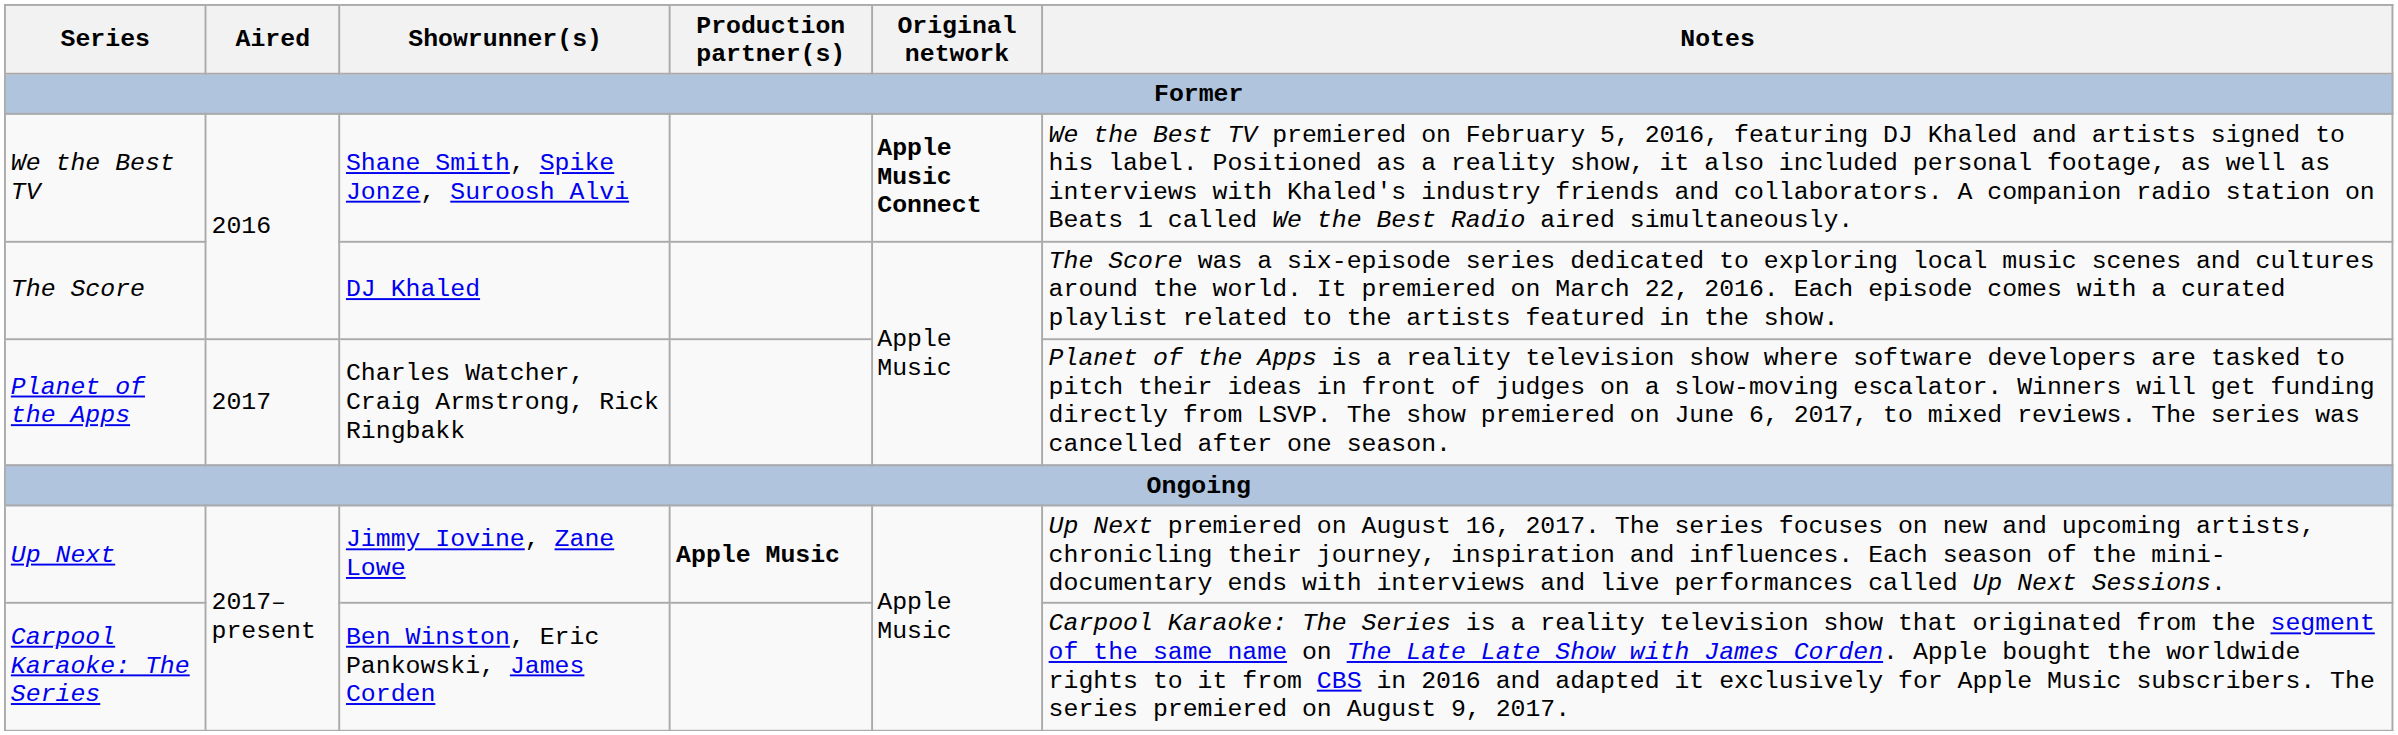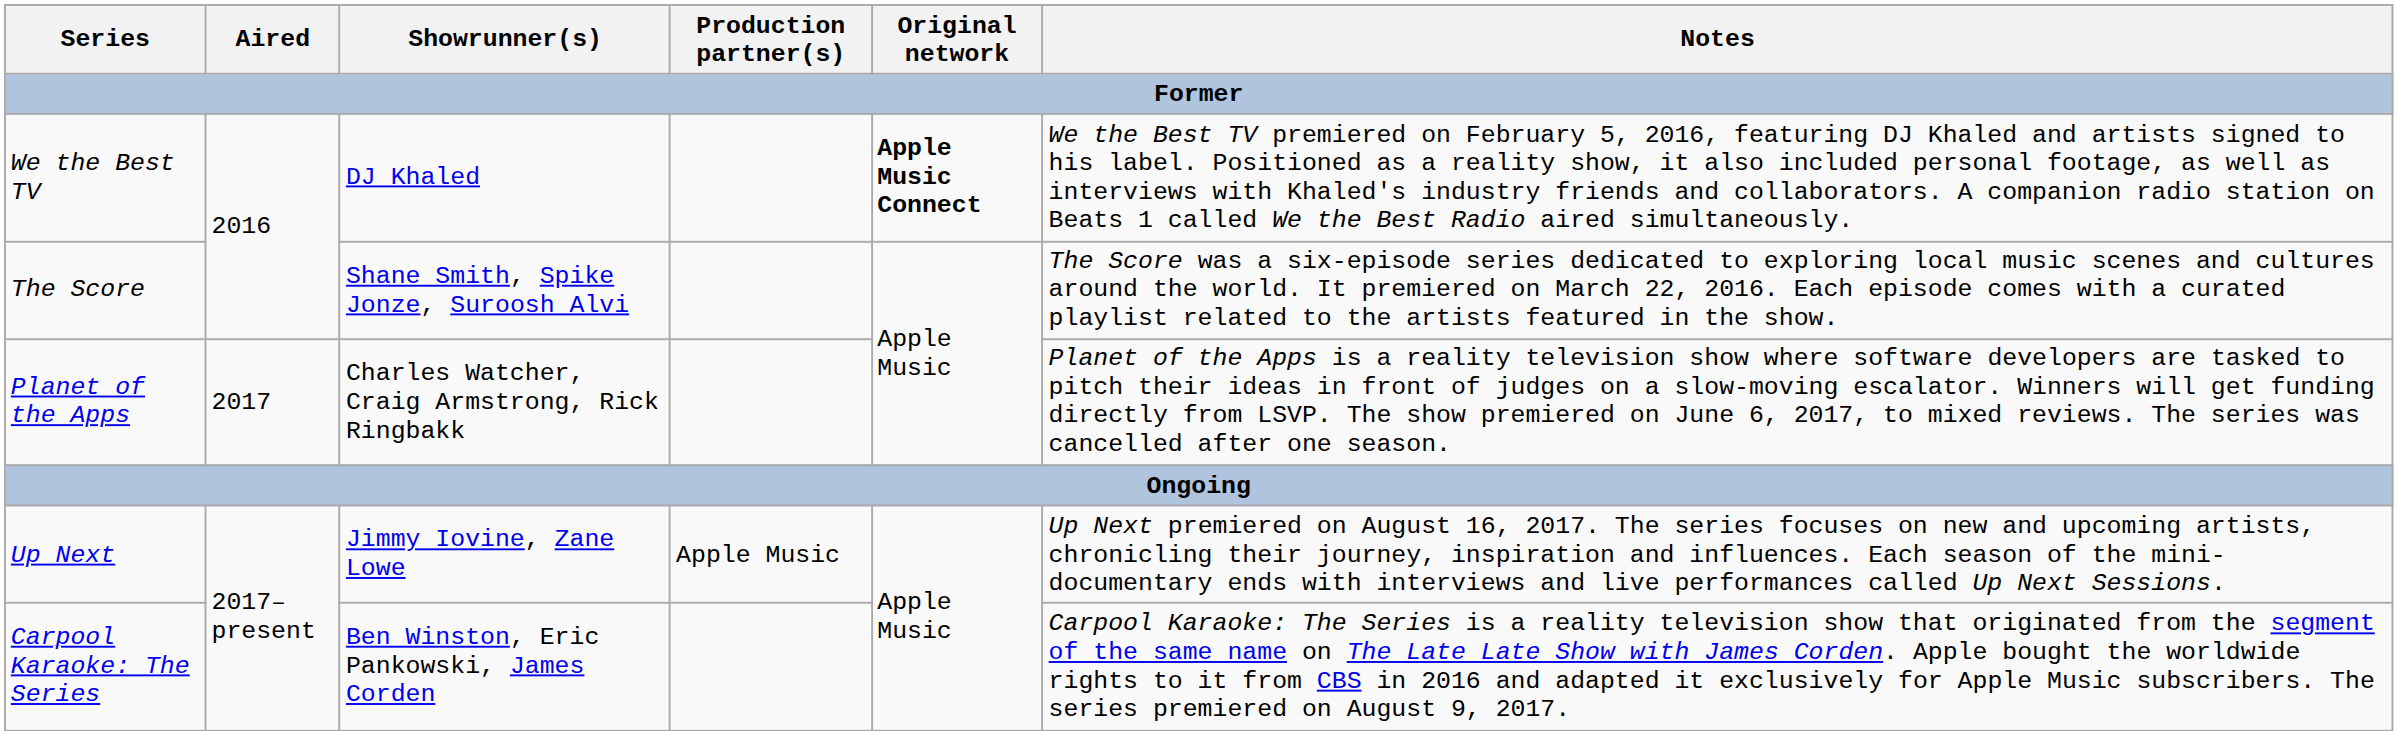(488, 178) Shane Smith, Spike Jonze, Suroosh Alvi -> (413, 178) DJ Khaled
(413, 290) DJ Khaled -> (488, 290) Shane Smith, Spike Jonze, Suroosh Alvi
(758, 554) bold -> (758, 554) normal
